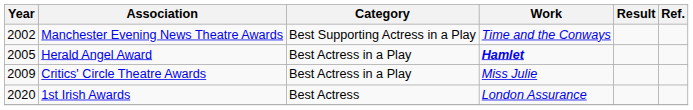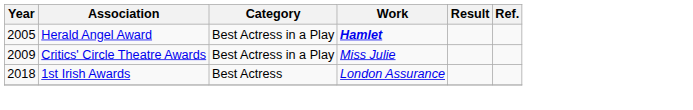- row: (162, 34)
(21, 94) 2020 -> (21, 74) 2018
